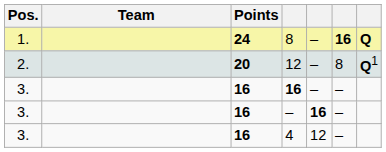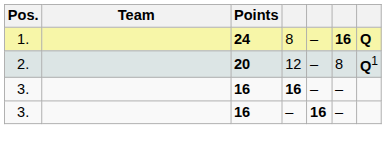- row: (289, 135)
